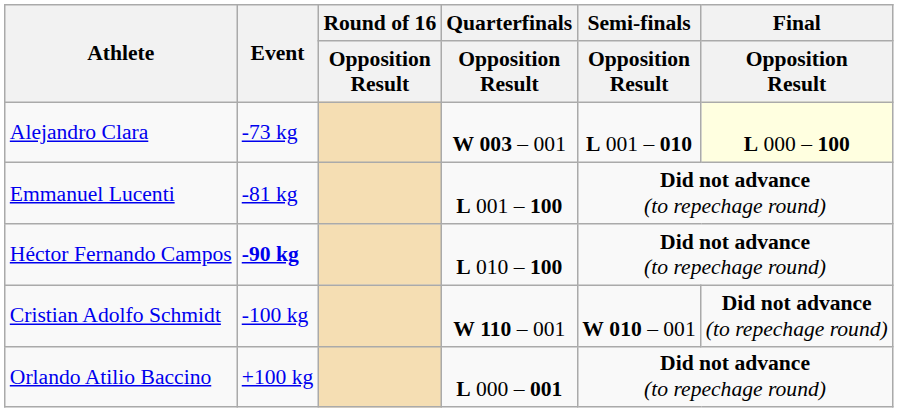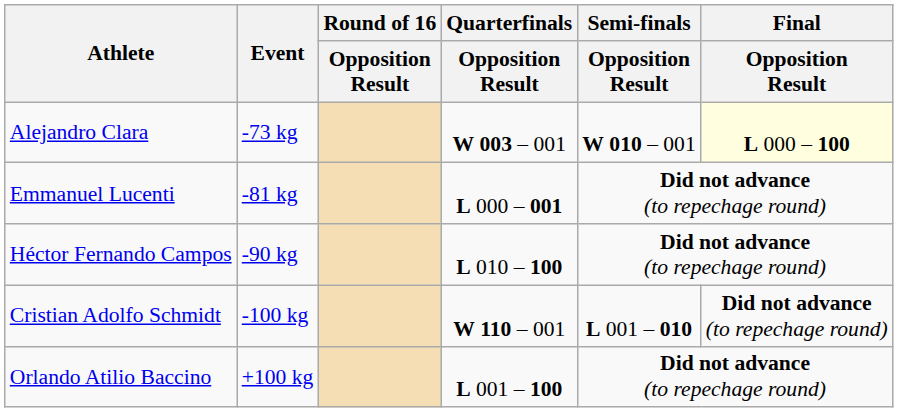(639, 144) L 001 – 010 -> (639, 144) W 010 – 001
(509, 206) L 001 – 100 -> (509, 206) L 000 – 001
(270, 254) bold -> (270, 254) normal
(639, 328) W 010 – 001 -> (639, 328) L 001 – 010
(509, 389) L 000 – 001 -> (509, 389) L 001 – 100
